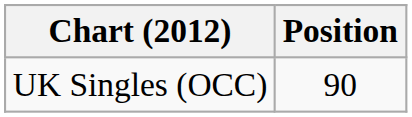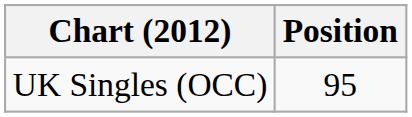(340, 84) 90 -> (340, 84) 95
